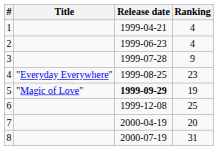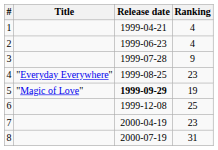(193, 122) 20 -> (193, 122) 23
